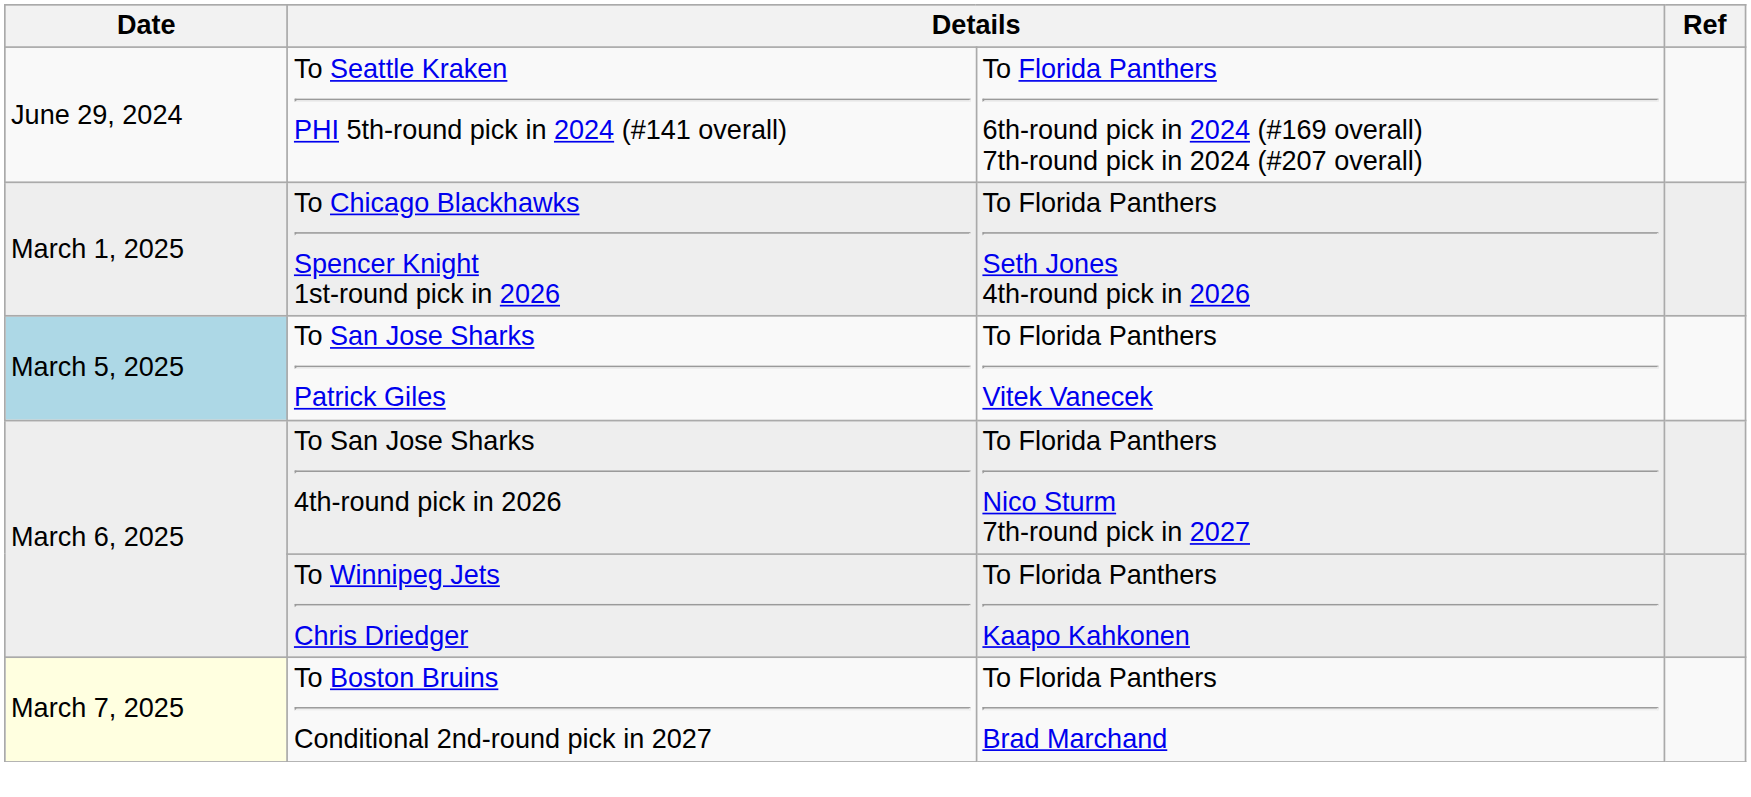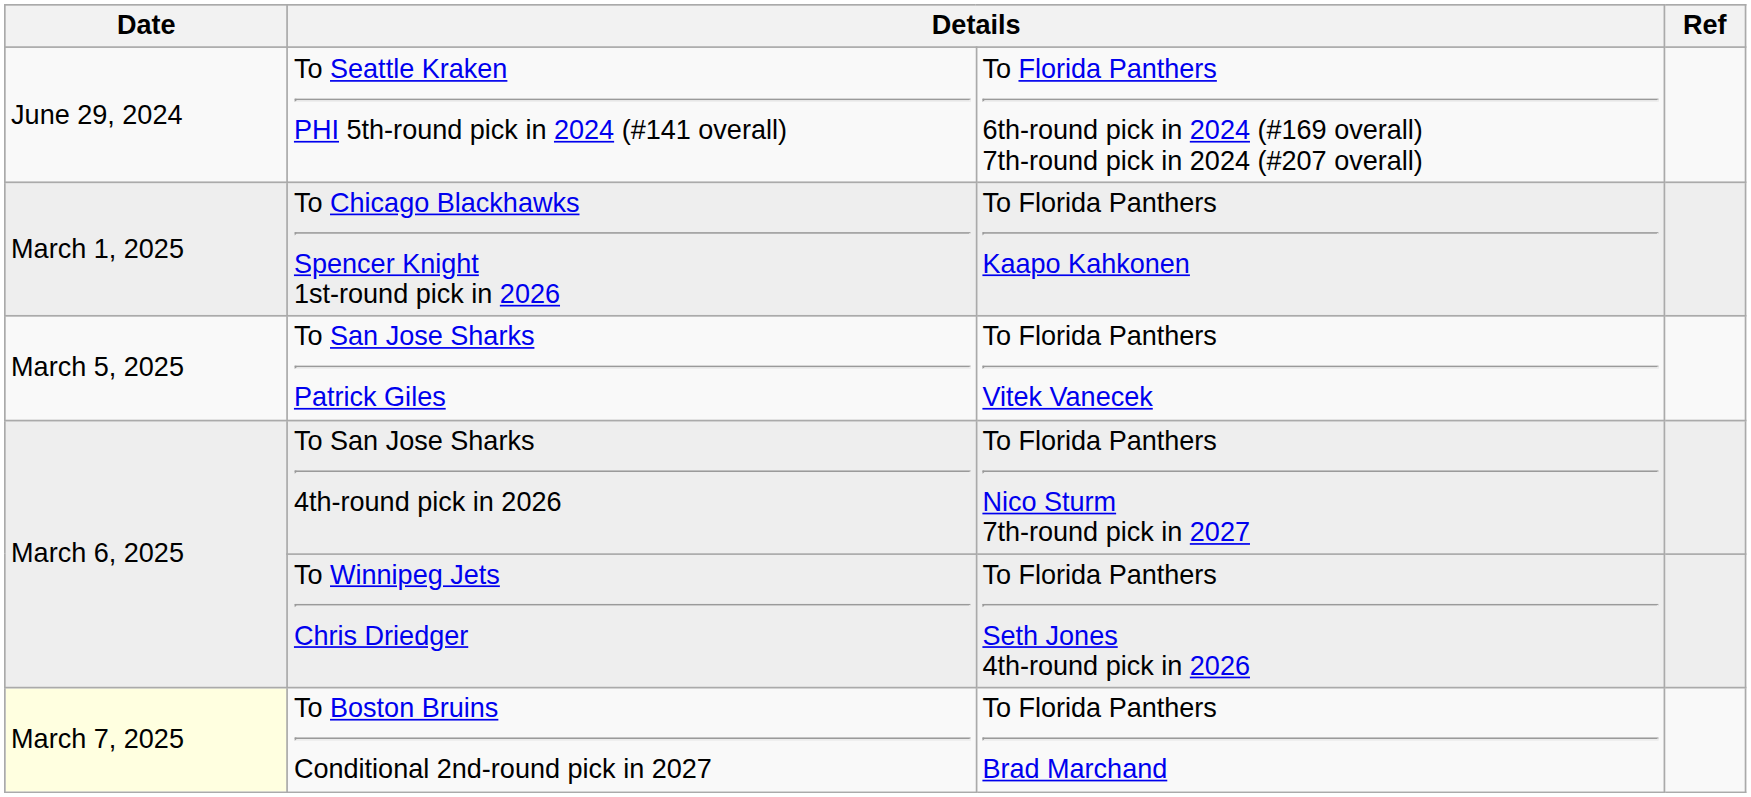(1320, 248) To Florida Panthers Seth Jones 4th-round pick in 2026 -> (1320, 233) To Florida Panthers Kaapo Kahkonen
(98, 367) lightblue background -> (98, 367) no background
(1320, 605) To Florida Panthers Kaapo Kahkonen -> (1320, 620) To Florida Panthers Seth Jones 4th-round pick in 2026
